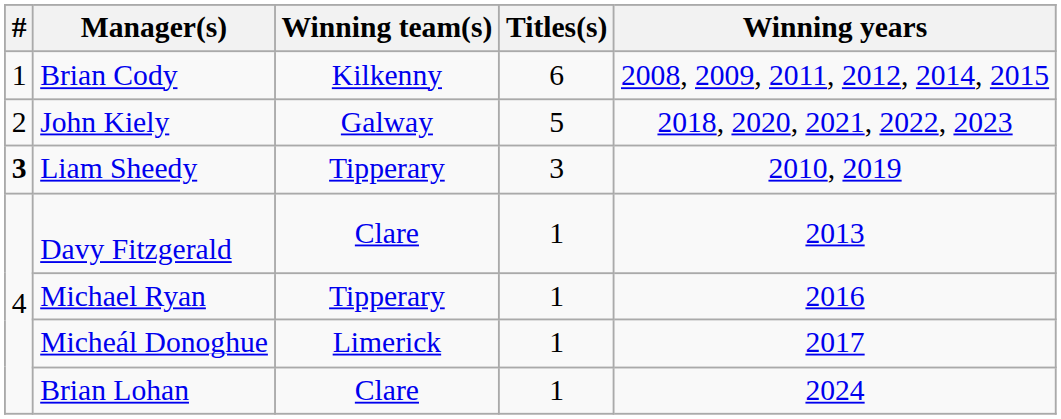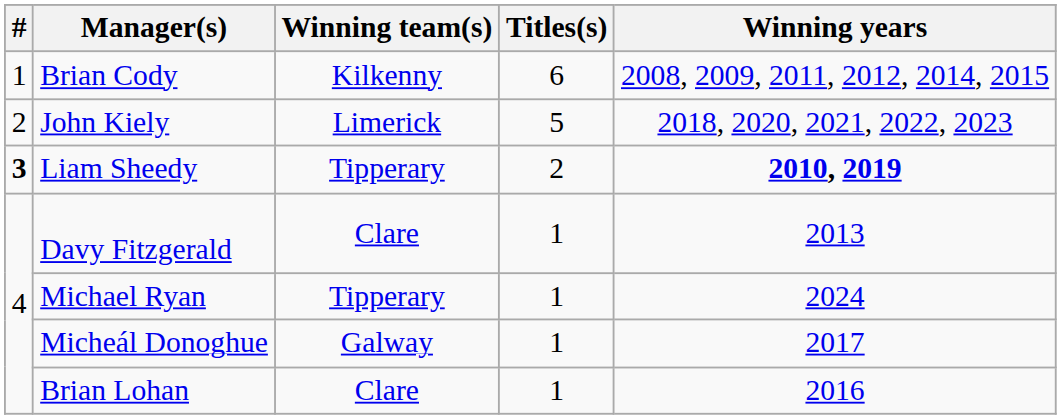(387, 121) Galway -> (387, 121) Limerick
(557, 168) 3 -> (557, 168) 2
(835, 168) normal -> (835, 168) bold
(835, 295) 2016 -> (835, 295) 2024
(387, 342) Limerick -> (387, 342) Galway
(835, 389) 2024 -> (835, 389) 2016
